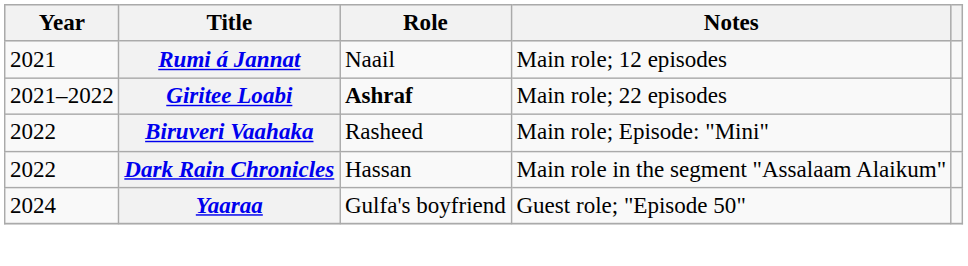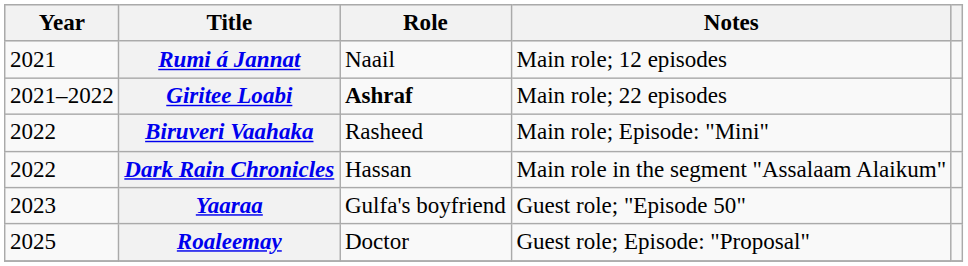(33, 205) 2024 -> (33, 205) 2023
+ row: (229, 242)
